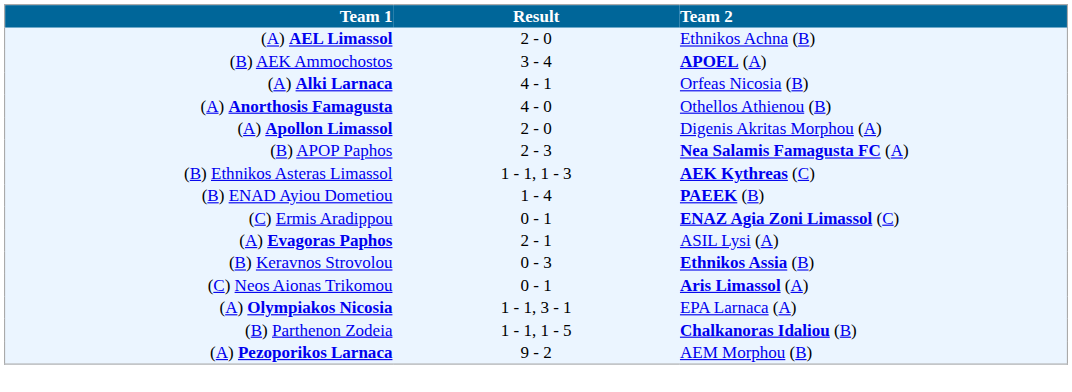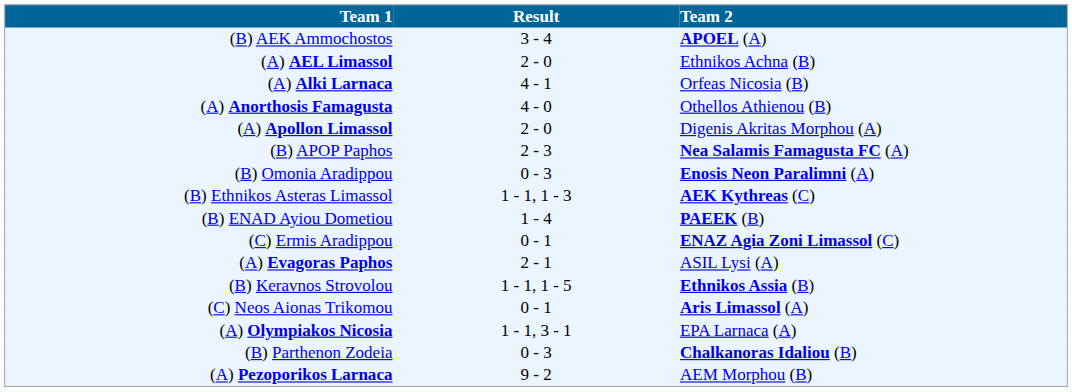rows swapped: (311, 61) <-> (327, 38)
+ row: (314, 173)
(536, 262) 0 - 3 -> (536, 285) 1 - 1, 1 - 5
(536, 329) 1 - 1, 1 - 5 -> (536, 352) 0 - 3
